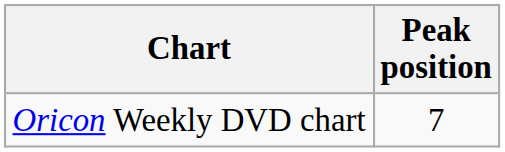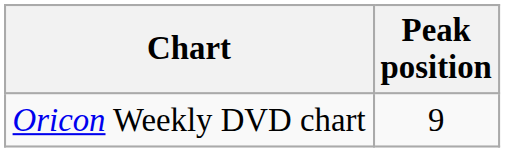(436, 119) 7 -> (436, 119) 9
